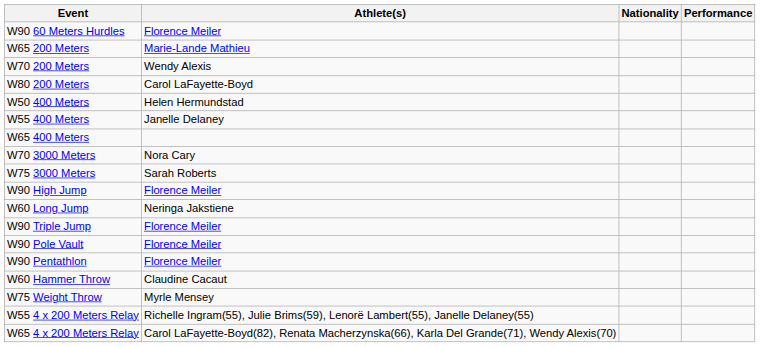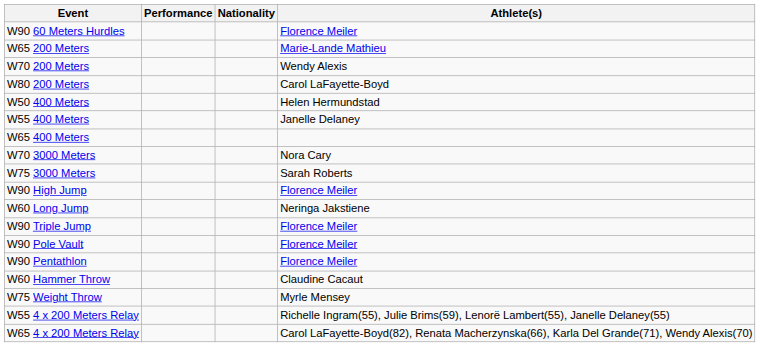columns swapped: (380, 13) <-> (718, 13)
